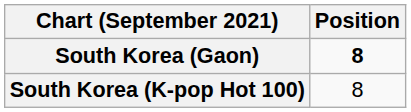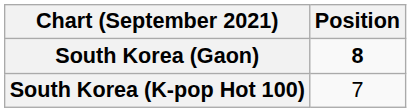(357, 90) 8 -> (357, 90) 7
